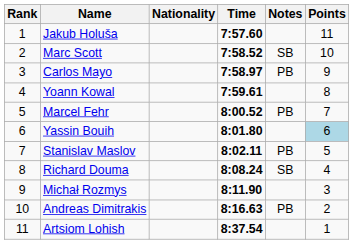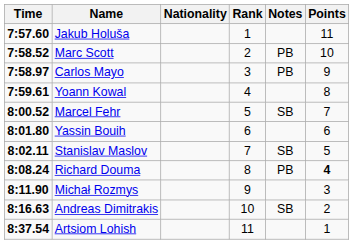columns swapped: (22, 14) <-> (242, 14)
(285, 53) SB -> (285, 53) PB
(285, 111) PB -> (285, 111) SB
(327, 131) lightblue background -> (327, 131) no background
(285, 151) PB -> (285, 151) SB
(285, 170) SB -> (285, 170) PB
(327, 170) normal -> (327, 170) bold
(285, 209) PB -> (285, 209) SB
